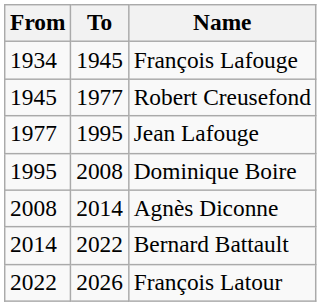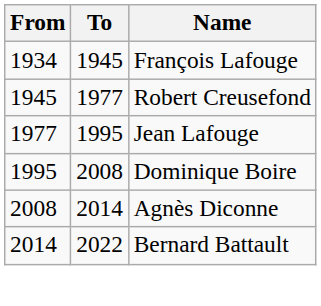- row: (208, 282)
